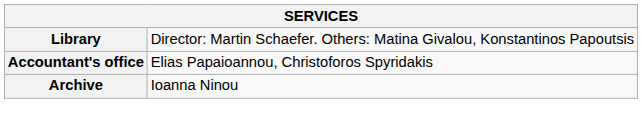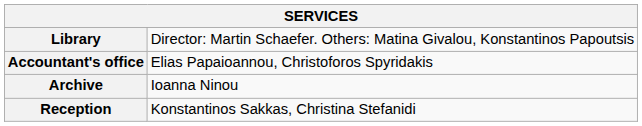+ row: (76, 109)
